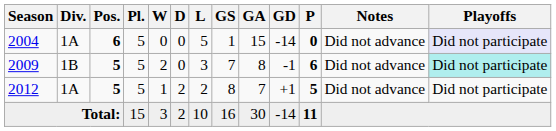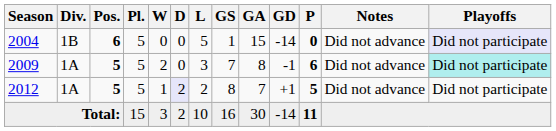(70, 41) 1A -> (69, 41) 1B
(69, 65) 1B -> (70, 65) 1A
(182, 89) no background -> (182, 89) lavender background
